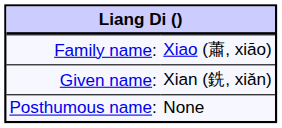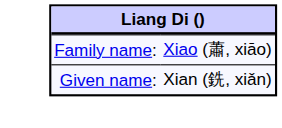- row: (83, 108)
